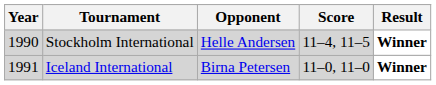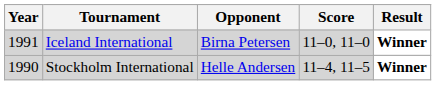rows swapped: (120, 42) <-> (109, 67)
